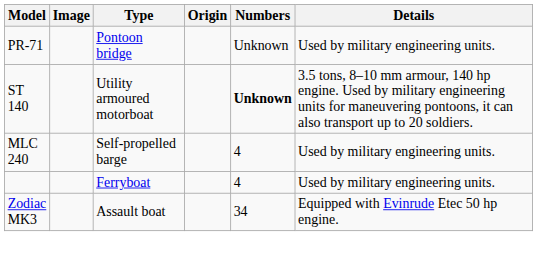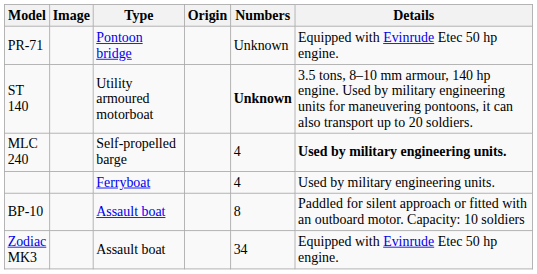(396, 45) Used by military engineering units. -> (398, 45) Equipped with Evinrude Etec 50 hp engine.
(396, 152) normal -> (402, 152) bold
+ row: (25, 212)
